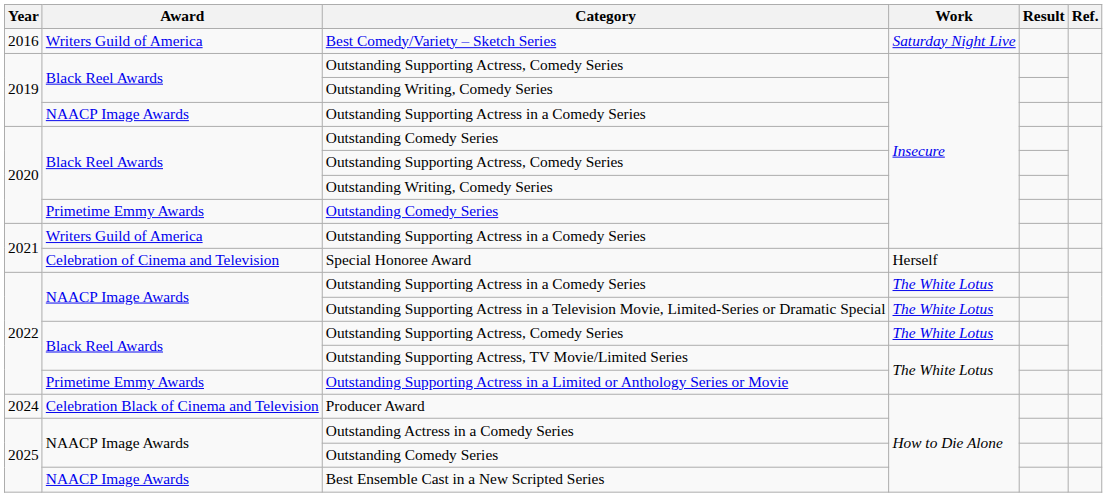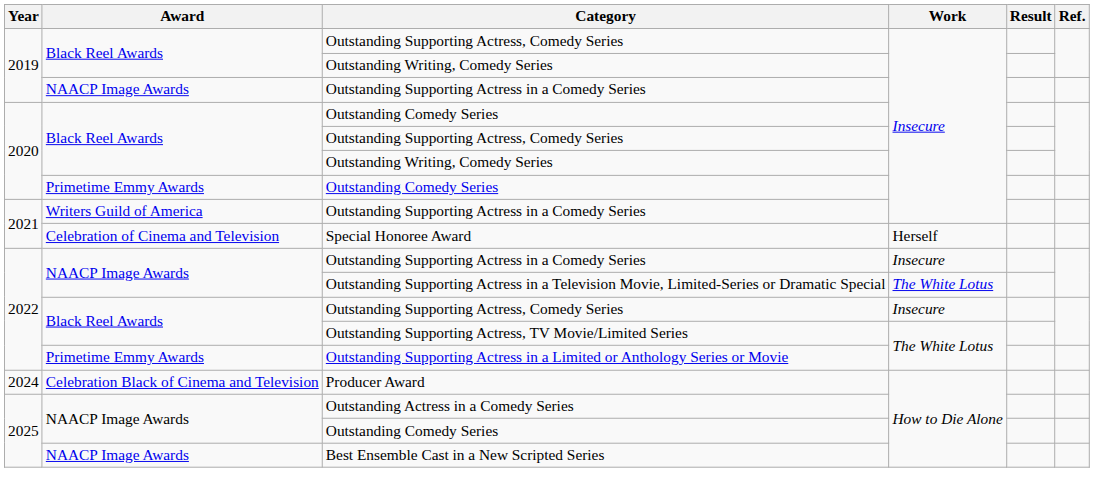- row: (23, 41)
(943, 284) The White Lotus -> (919, 260) Insecure
(943, 333) The White Lotus -> (919, 308) Insecure
